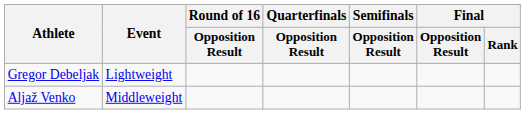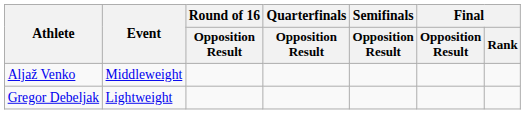rows swapped: (53, 75) <-> (42, 97)
